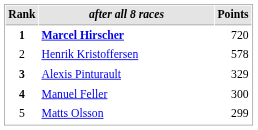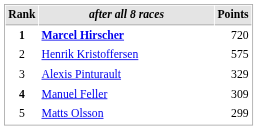(240, 55) 578 -> (240, 55) 575
(22, 74) bold -> (22, 74) normal
(240, 94) 300 -> (240, 94) 309
